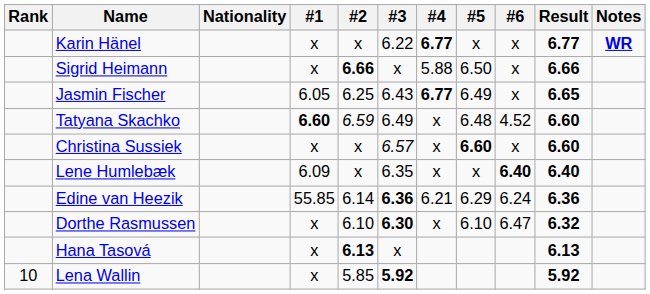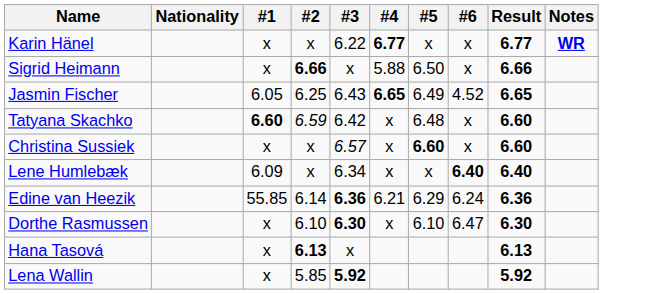- column: (28, 17)
(437, 95) 6.77 -> (389, 95) 6.65
(515, 95) x -> (468, 95) 4.52
(397, 120) 6.49 -> (350, 120) 6.42
(515, 120) 4.52 -> (468, 120) x
(397, 172) 6.35 -> (350, 172) 6.34
(564, 224) 6.32 -> (516, 224) 6.30
